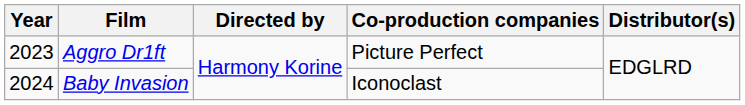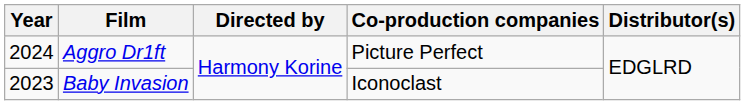(31, 52) 2023 -> (31, 52) 2024
(31, 83) 2024 -> (31, 83) 2023
